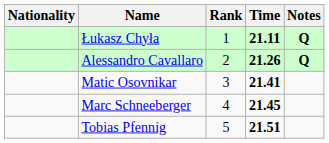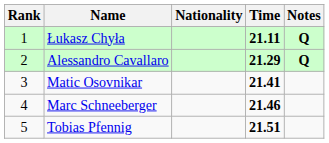columns swapped: (226, 15) <-> (41, 15)
(265, 60) 21.26 -> (265, 60) 21.29
(265, 104) 21.45 -> (265, 104) 21.46
